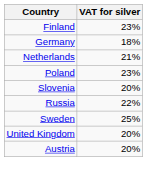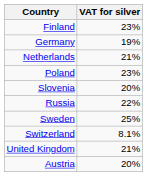(131, 42) 18% -> (131, 42) 19%
+ row: (50, 133)
(131, 133) 20% -> (131, 149) 21%
